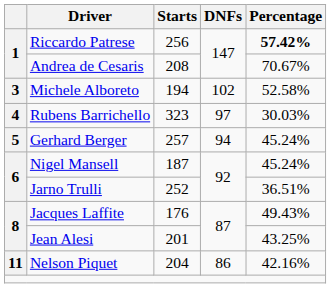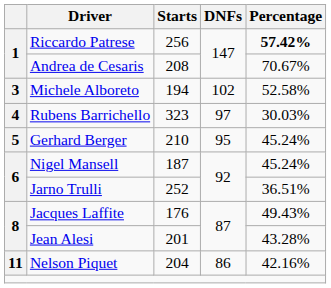(177, 139) 257 -> (177, 139) 210
(223, 139) 94 -> (223, 139) 95
(286, 238) 43.25% -> (286, 238) 43.28%
